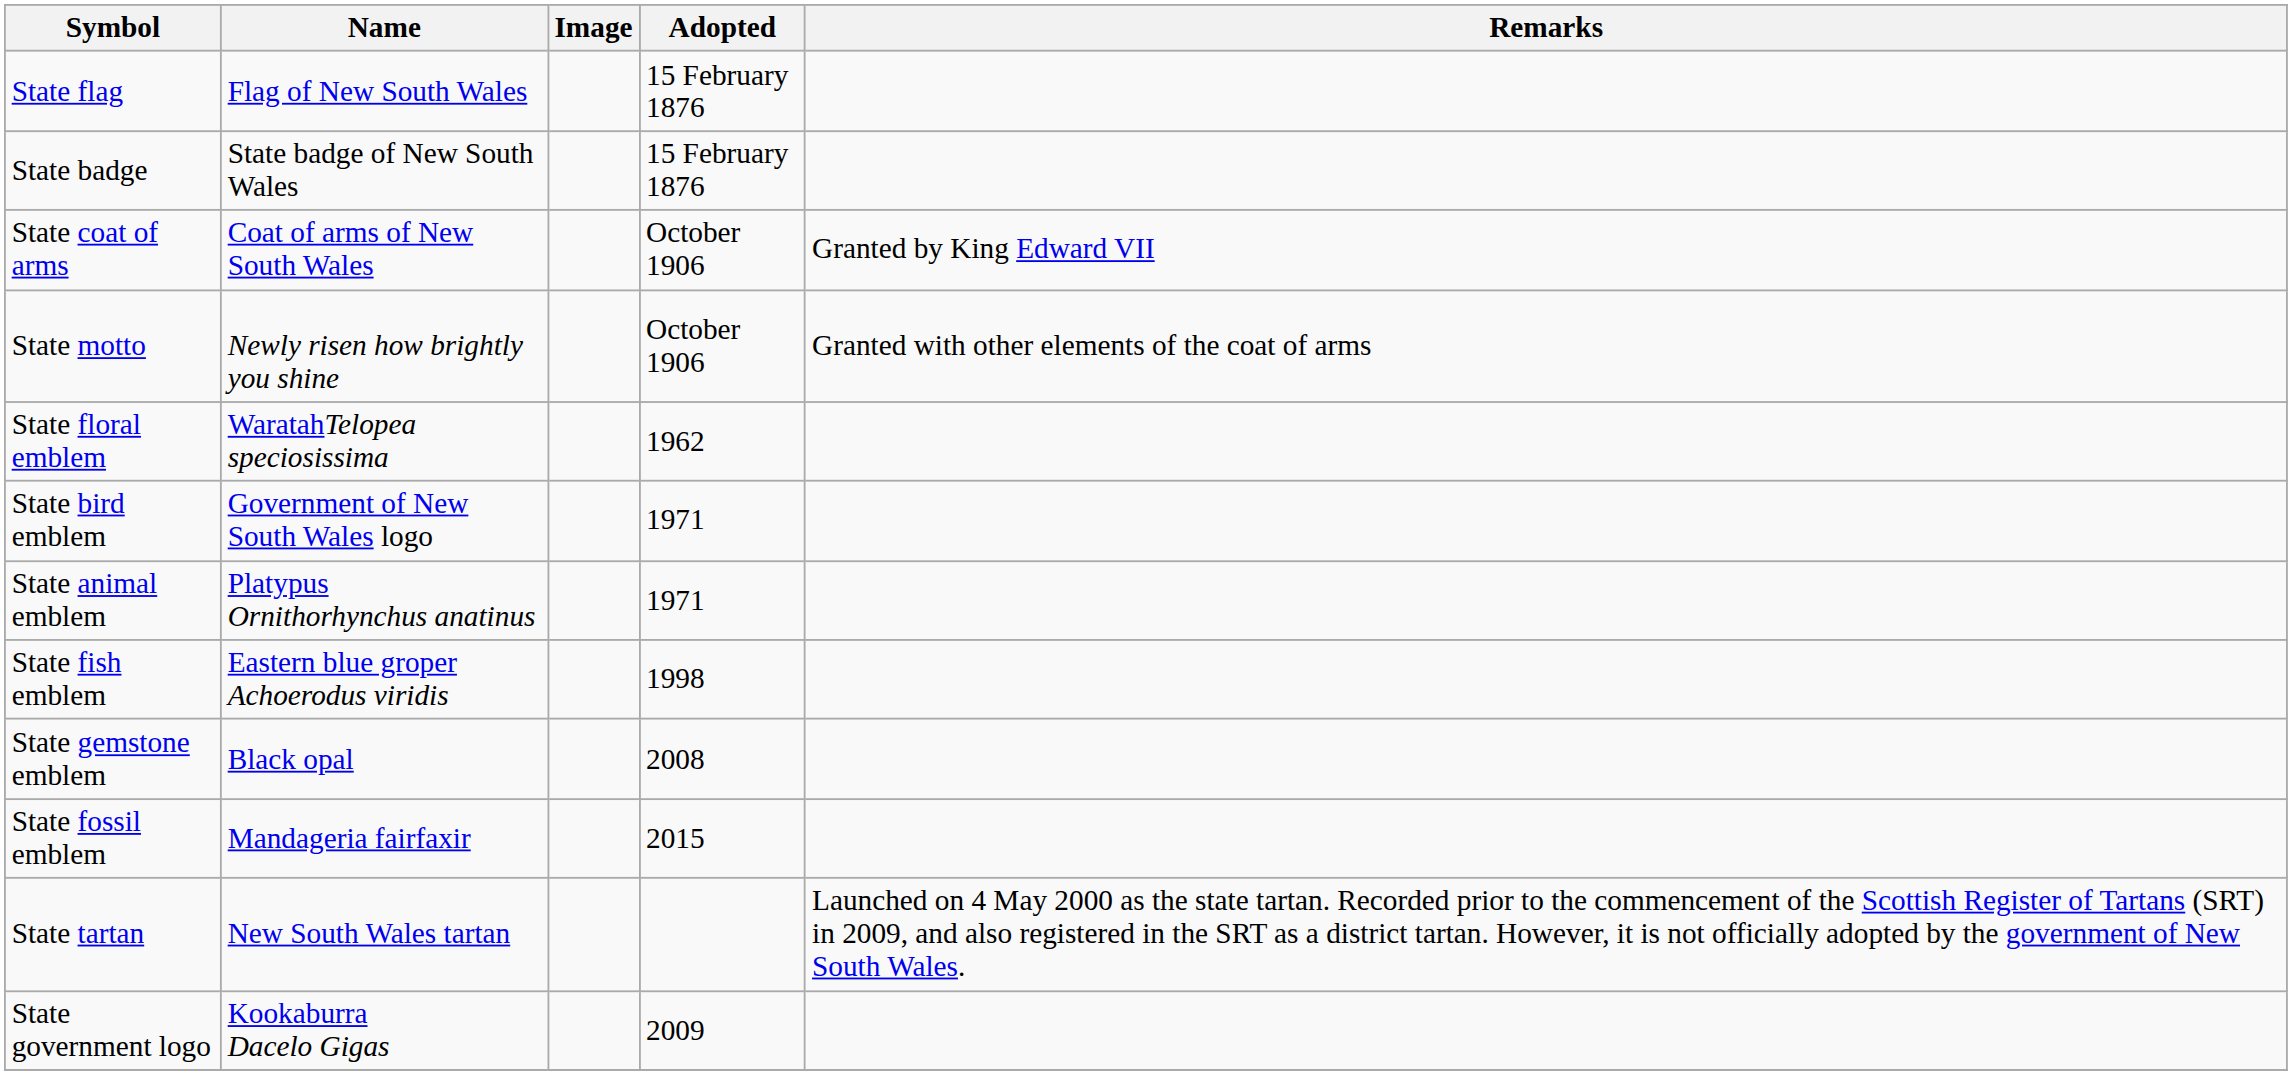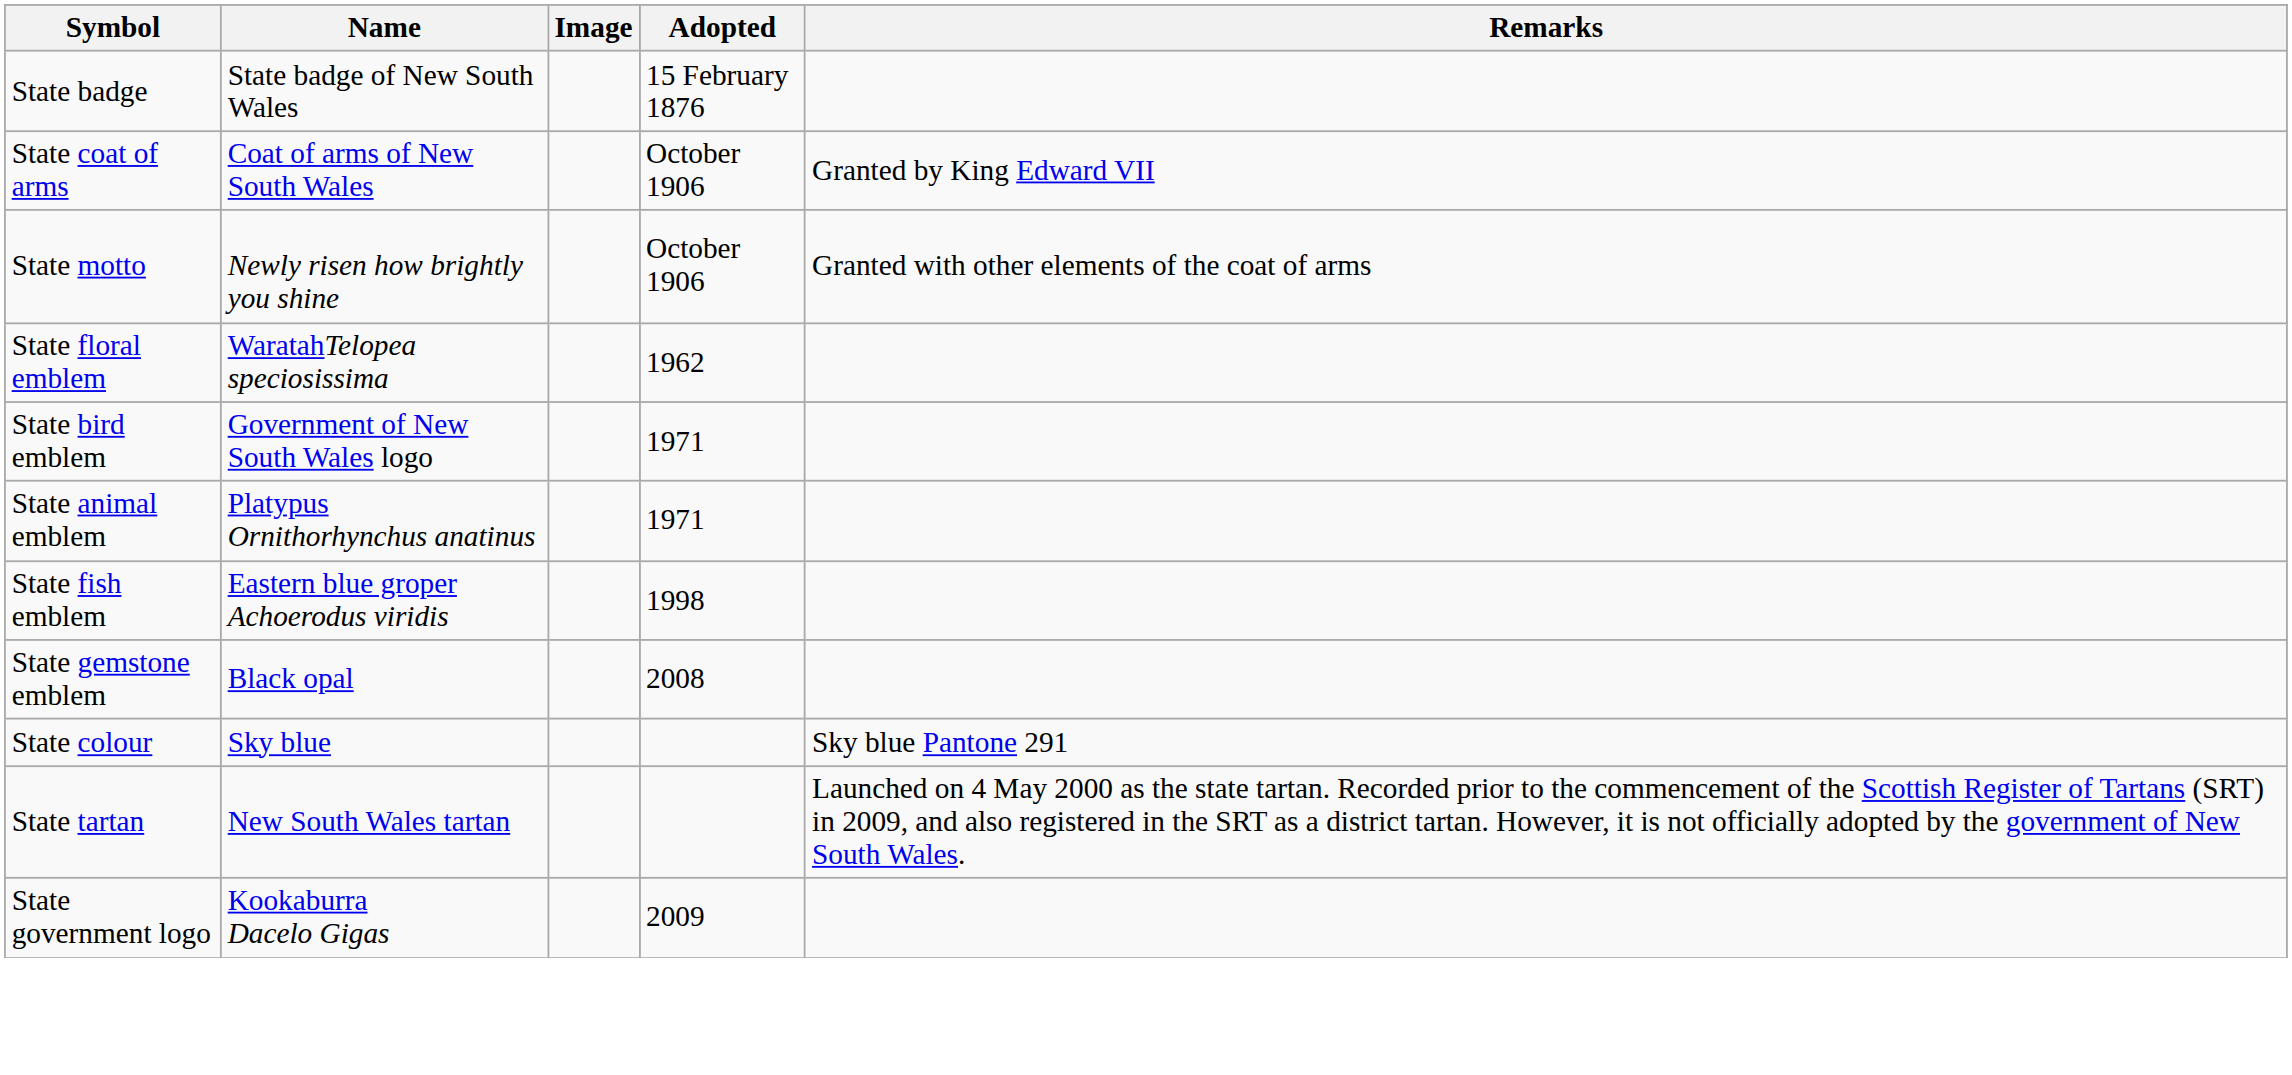- row: (67, 90)
- row: (76, 837)
+ row: (82, 742)
